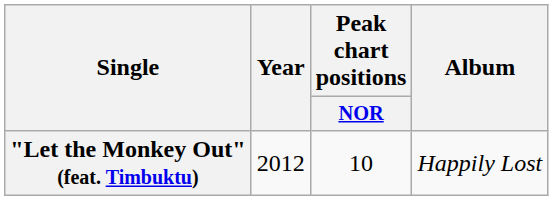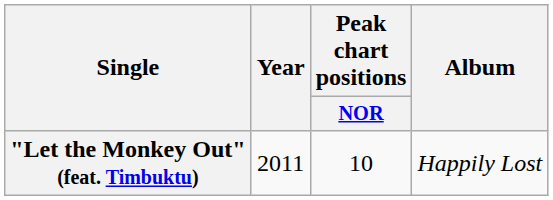(281, 162) 2012 -> (281, 162) 2011
